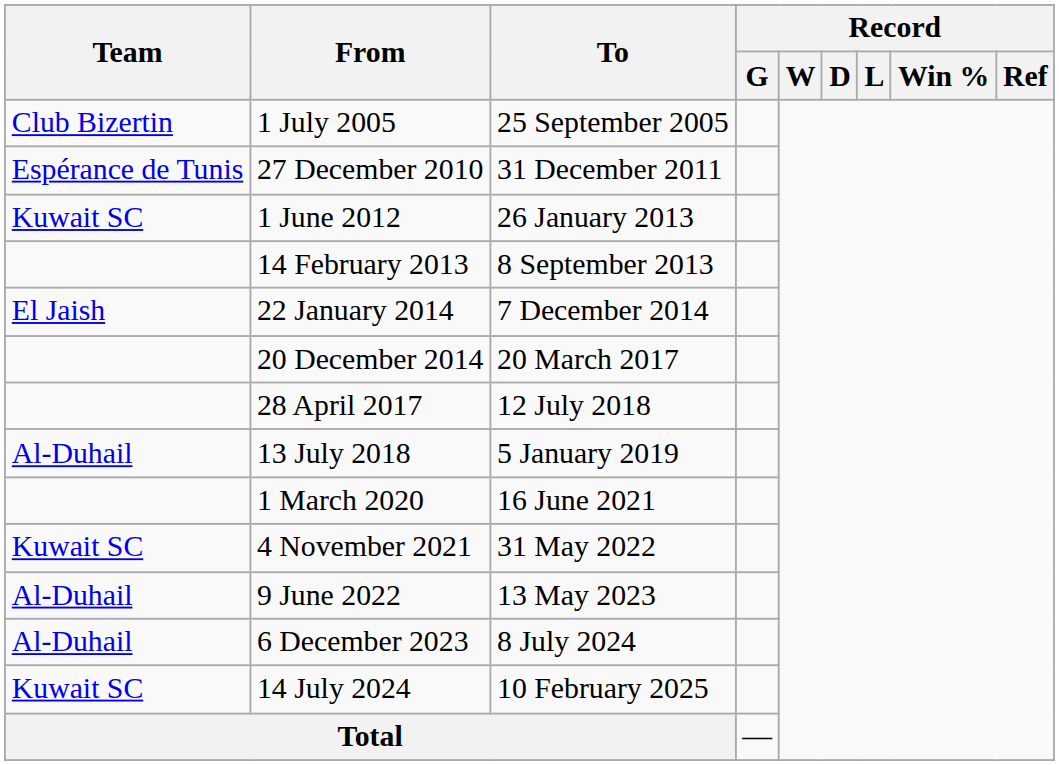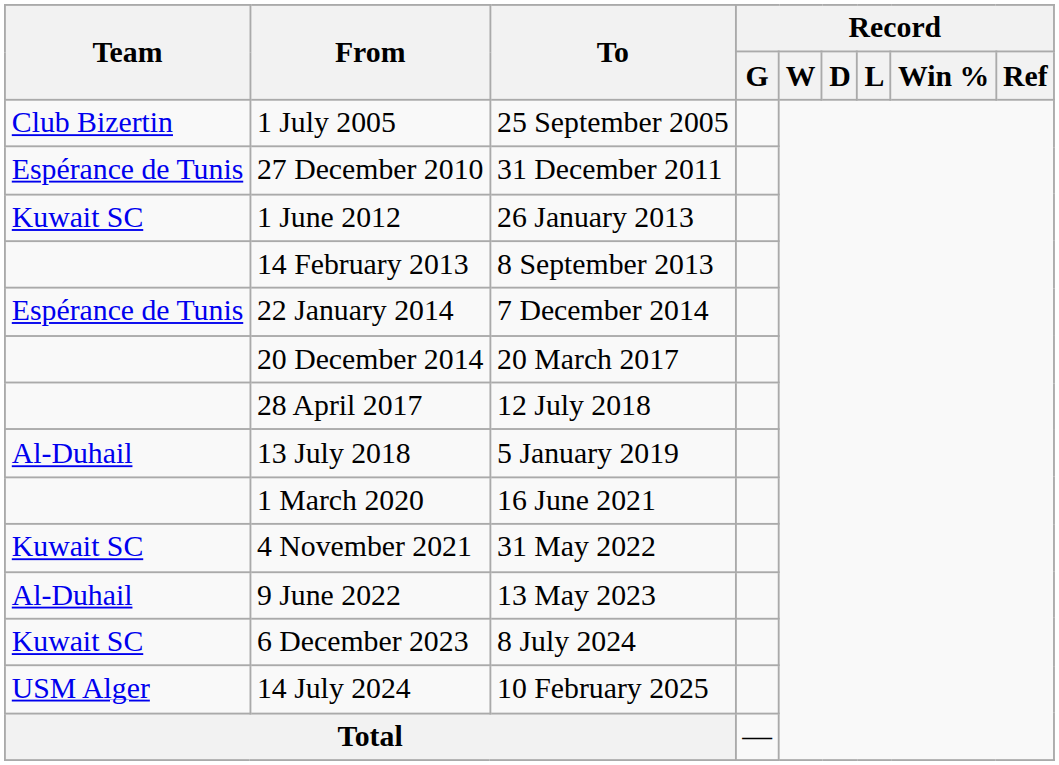(58, 311) El Jaish -> (128, 311) Espérance de Tunis
(72, 641) Al-Duhail -> (78, 641) Kuwait SC
(78, 688) Kuwait SC -> (81, 688) USM Alger
